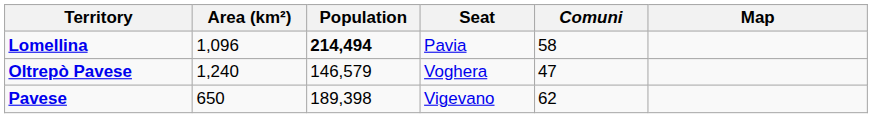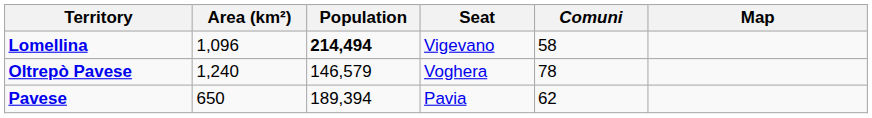(477, 45) Pavia -> (477, 45) Vigevano
(591, 72) 47 -> (591, 72) 78
(363, 99) 189,398 -> (363, 99) 189,394
(477, 99) Vigevano -> (477, 99) Pavia
